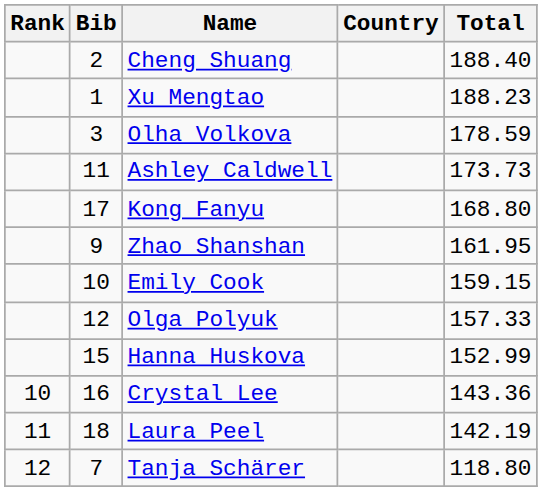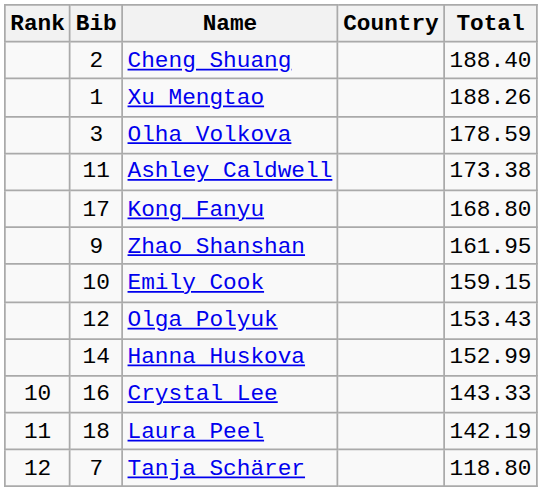(491, 98) 188.23 -> (491, 98) 188.26
(491, 172) 173.73 -> (491, 172) 173.38
(491, 320) 157.33 -> (491, 320) 153.43
(96, 357) 15 -> (96, 357) 14
(491, 394) 143.36 -> (491, 394) 143.33
